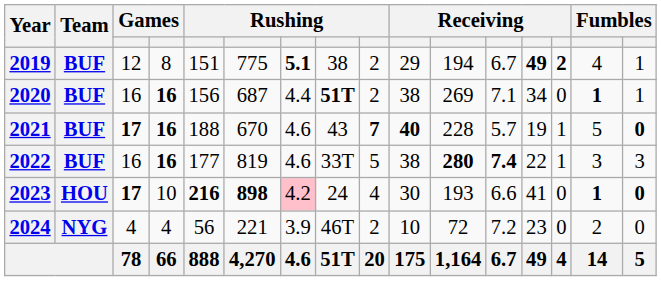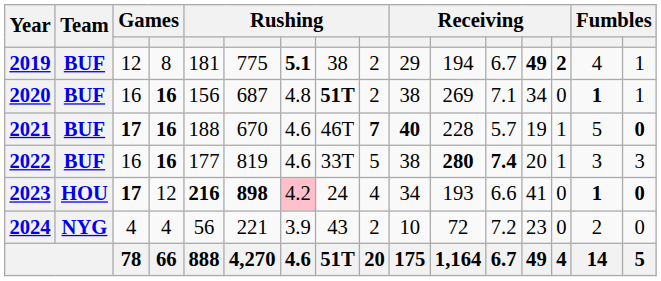(204, 63) 151 -> (204, 63) 181
(298, 95) 4.4 -> (298, 95) 4.8
(337, 128) 43 -> (337, 128) 46T
(536, 161) 22 -> (536, 161) 20
(166, 194) 10 -> (166, 194) 12
(410, 194) 30 -> (410, 194) 34
(337, 226) 46T -> (337, 226) 43
